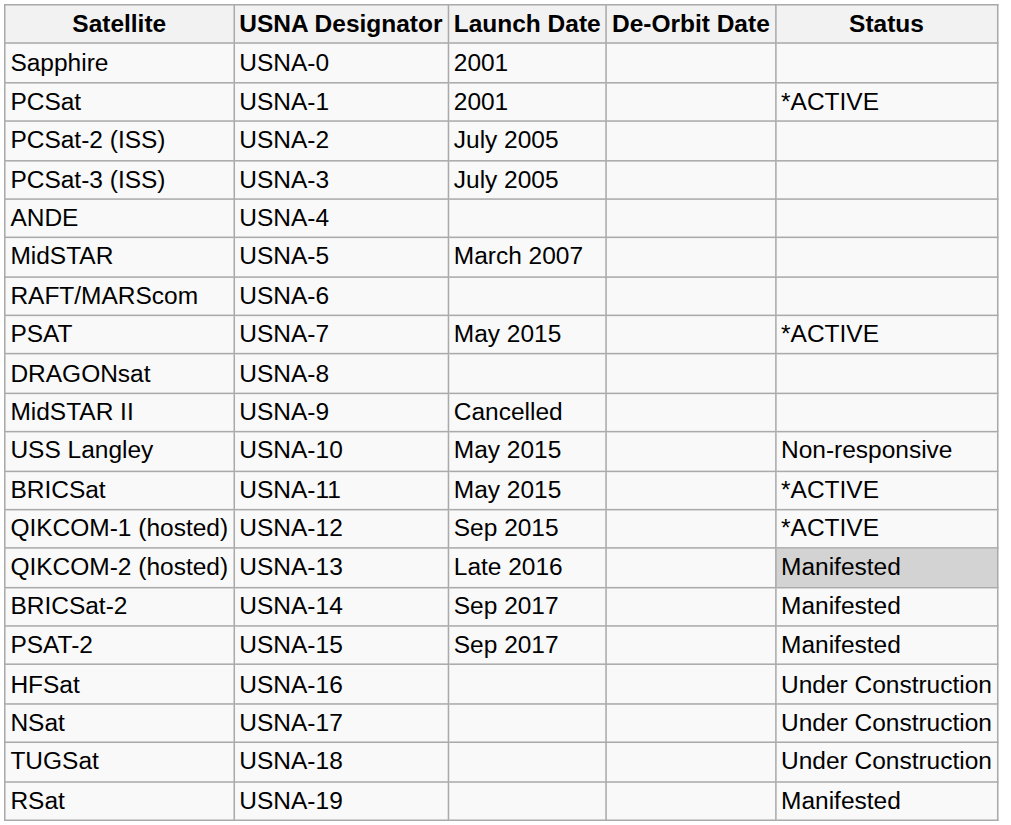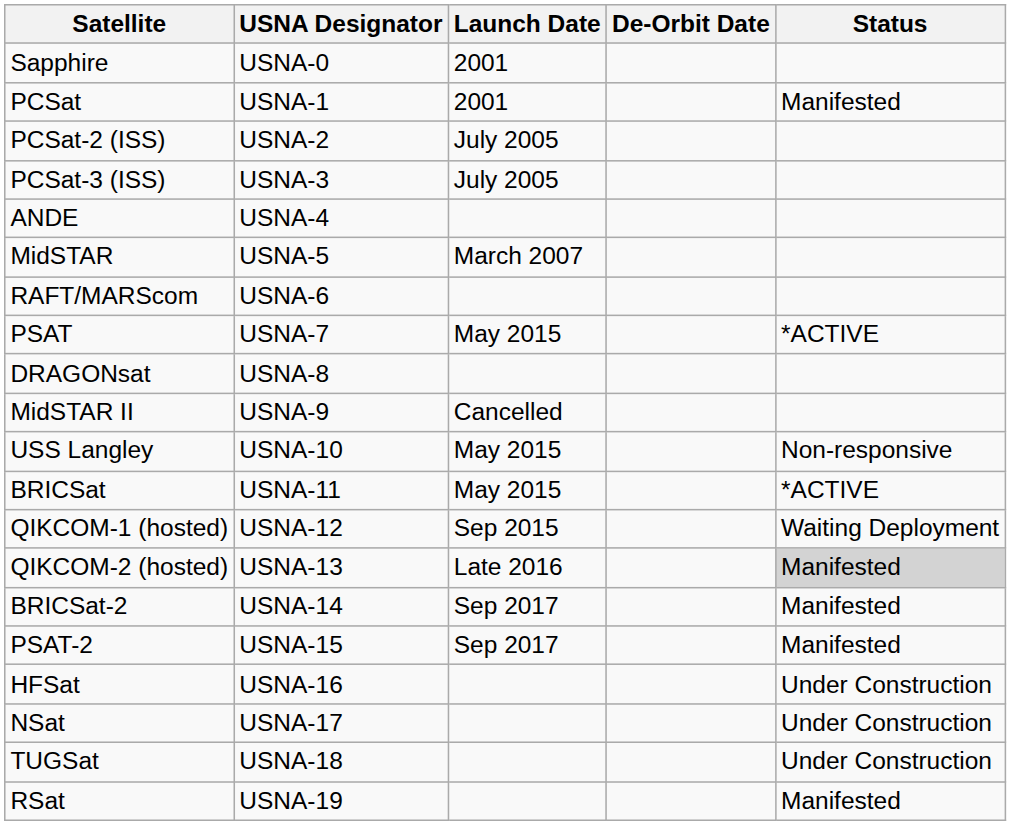(830, 101) *ACTIVE -> (841, 101) Manifested
(830, 528) *ACTIVE -> (890, 528) Waiting Deployment
